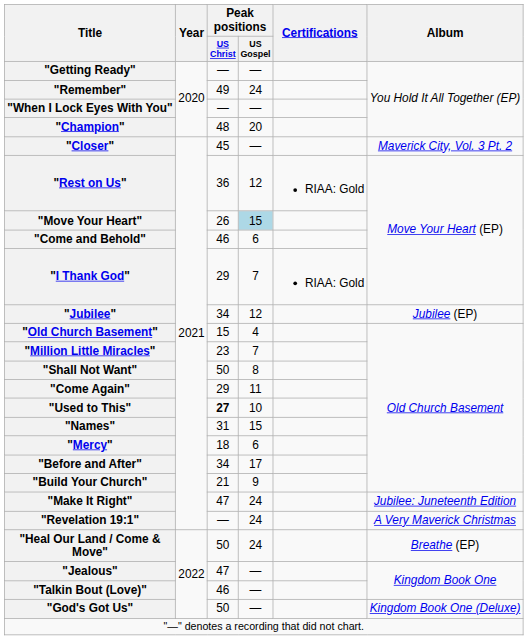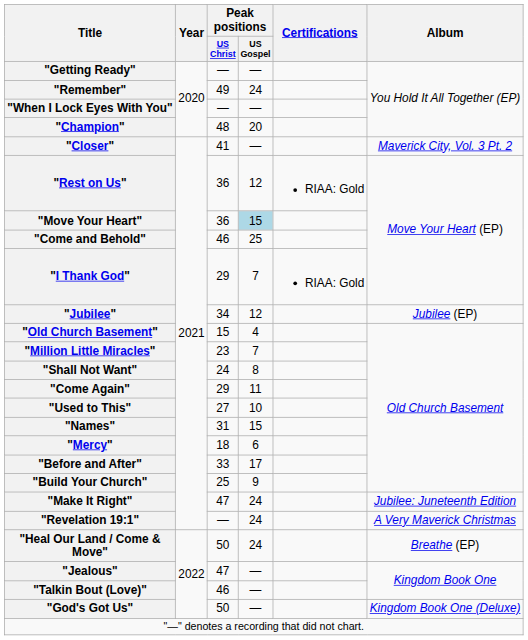(223, 146) 45 -> (223, 146) 41
(223, 220) 26 -> (223, 220) 36
(255, 239) 6 -> (255, 239) 25
(223, 370) 50 -> (223, 370) 24
(223, 407) bold -> (223, 407) normal
(223, 464) 34 -> (223, 464) 33
(223, 482) 21 -> (223, 482) 25
